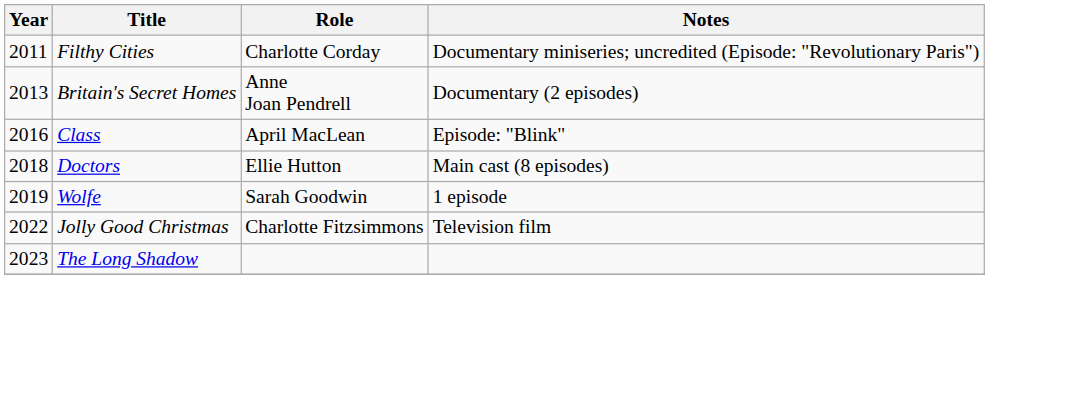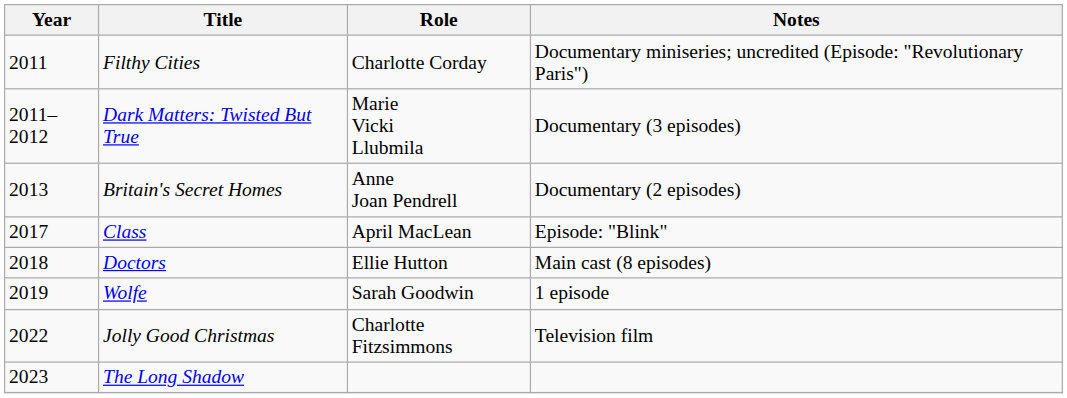+ row: (207, 125)
(29, 134) 2016 -> (29, 231) 2017
